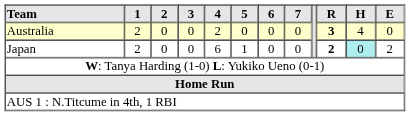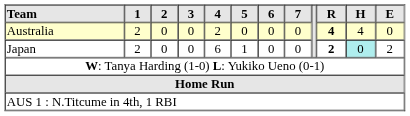(331, 31) 3 -> (331, 31) 4
